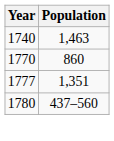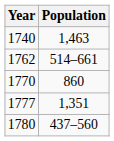+ row: (22, 59)
